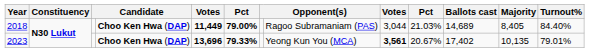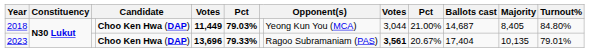(242, 26) 79.00% -> (242, 26) 79.03%
(322, 26) Ragoo Subramaniam (PAS) -> (311, 26) Yeong Kun You (MCA)
(426, 26) 21.03% -> (426, 26) 21.00%
(460, 26) 14,689 -> (460, 26) 14,687
(556, 26) 84.40% -> (556, 26) 84.80%
(311, 40) Yeong Kun You (MCA) -> (322, 40) Ragoo Subramaniam (PAS)
(460, 40) 17,402 -> (460, 40) 17,404
